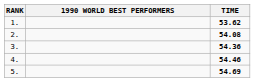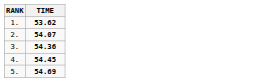- column: (118, 10)
(230, 34) 54.08 -> (45, 34) 54.07
(230, 59) 54.46 -> (45, 59) 54.45
